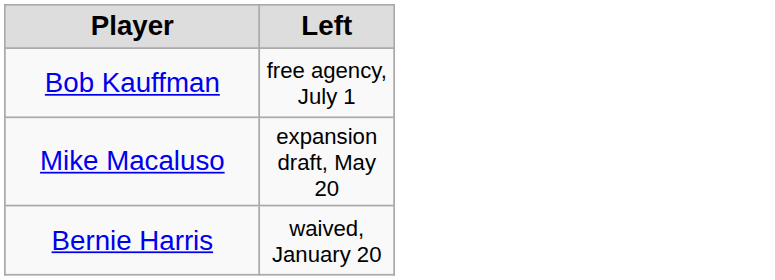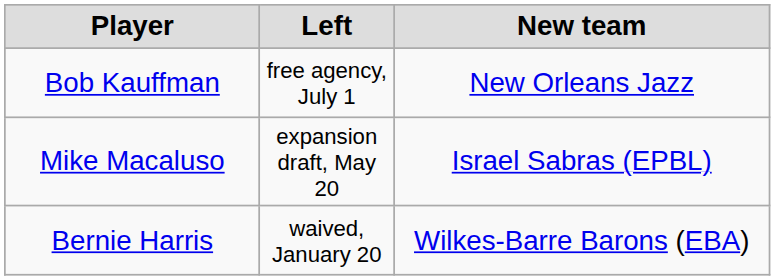+ column: (582, 26)
